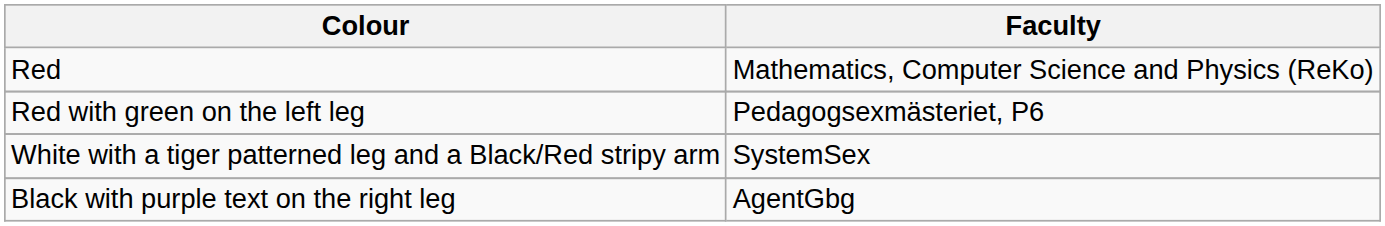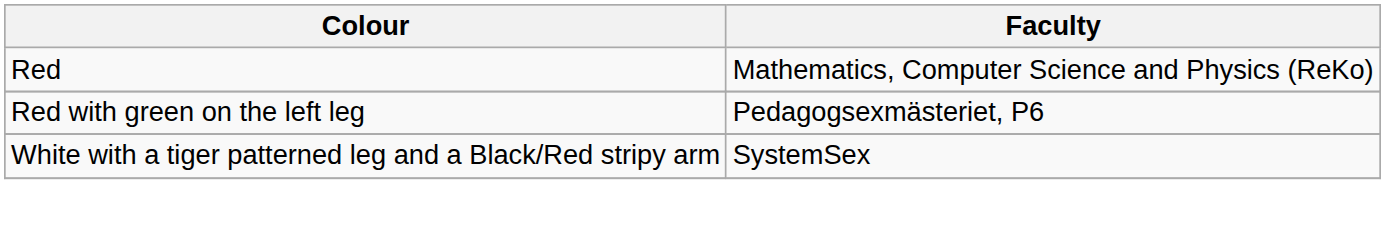- row: (233, 198)
